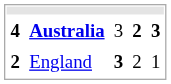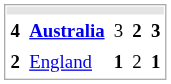(118, 62) 3 -> (118, 62) 1
(156, 62) normal -> (156, 62) bold
